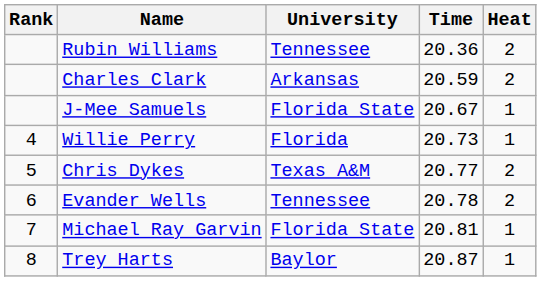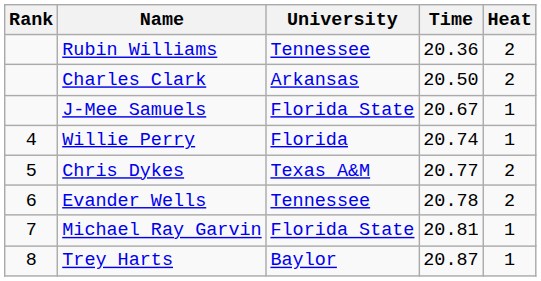(451, 80) 20.59 -> (451, 80) 20.50
(451, 140) 20.73 -> (451, 140) 20.74
